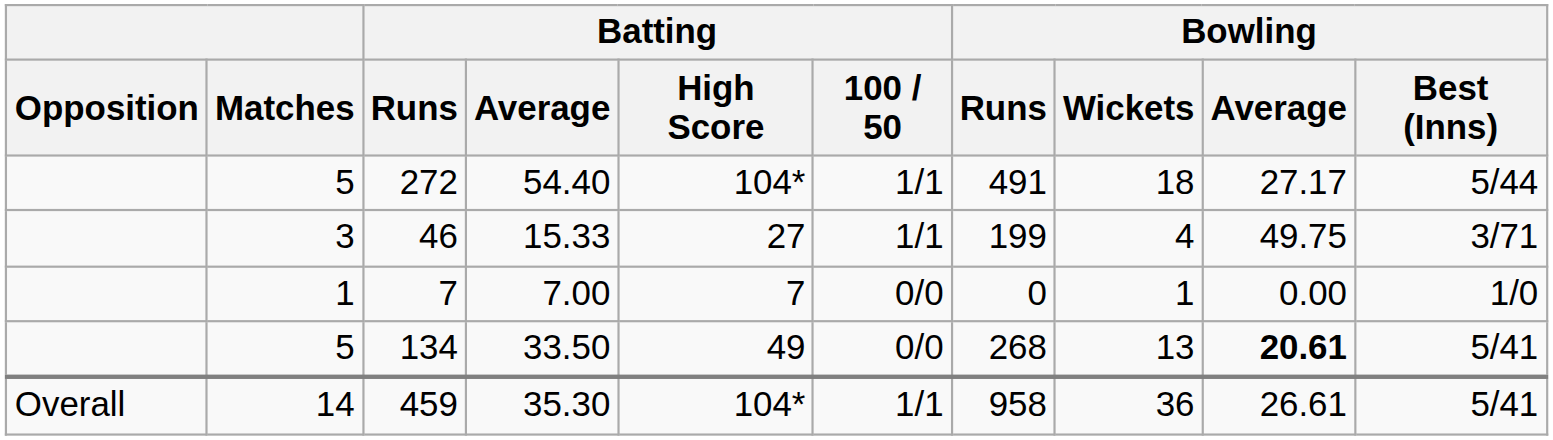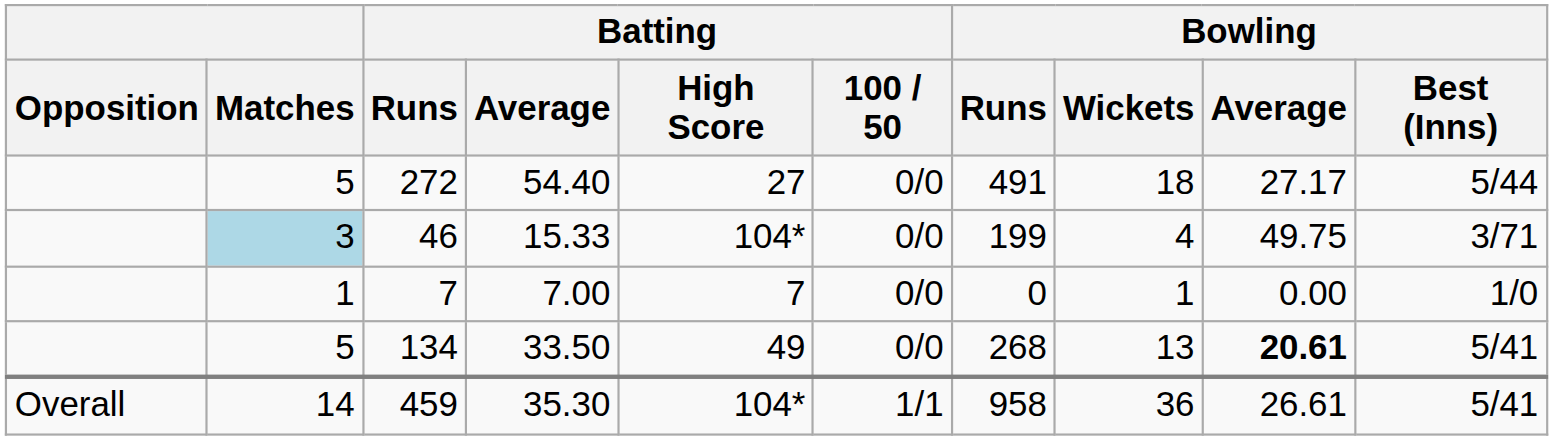(770, 182) 104* -> (786, 182) 27
(919, 182) 1/1 -> (919, 182) 0/0
(345, 237) no background -> (345, 237) lightblue background
(786, 237) 27 -> (770, 237) 104*
(919, 237) 1/1 -> (919, 237) 0/0
